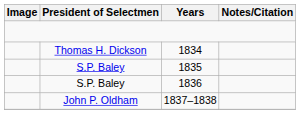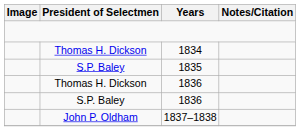+ row: (101, 84)
